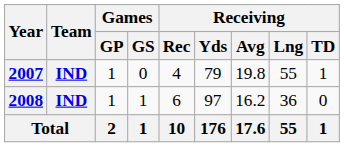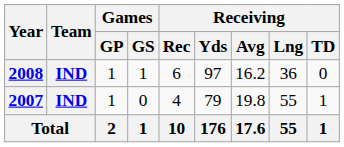rows swapped: (26, 73) <-> (26, 100)
